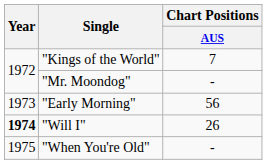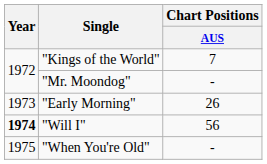(212, 103) 56 -> (212, 103) 26
(212, 125) 26 -> (212, 125) 56
